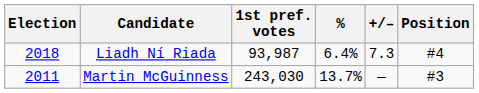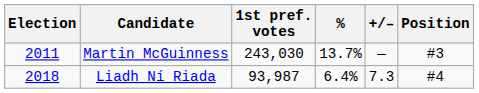rows swapped: (156, 77) <-> (156, 54)
